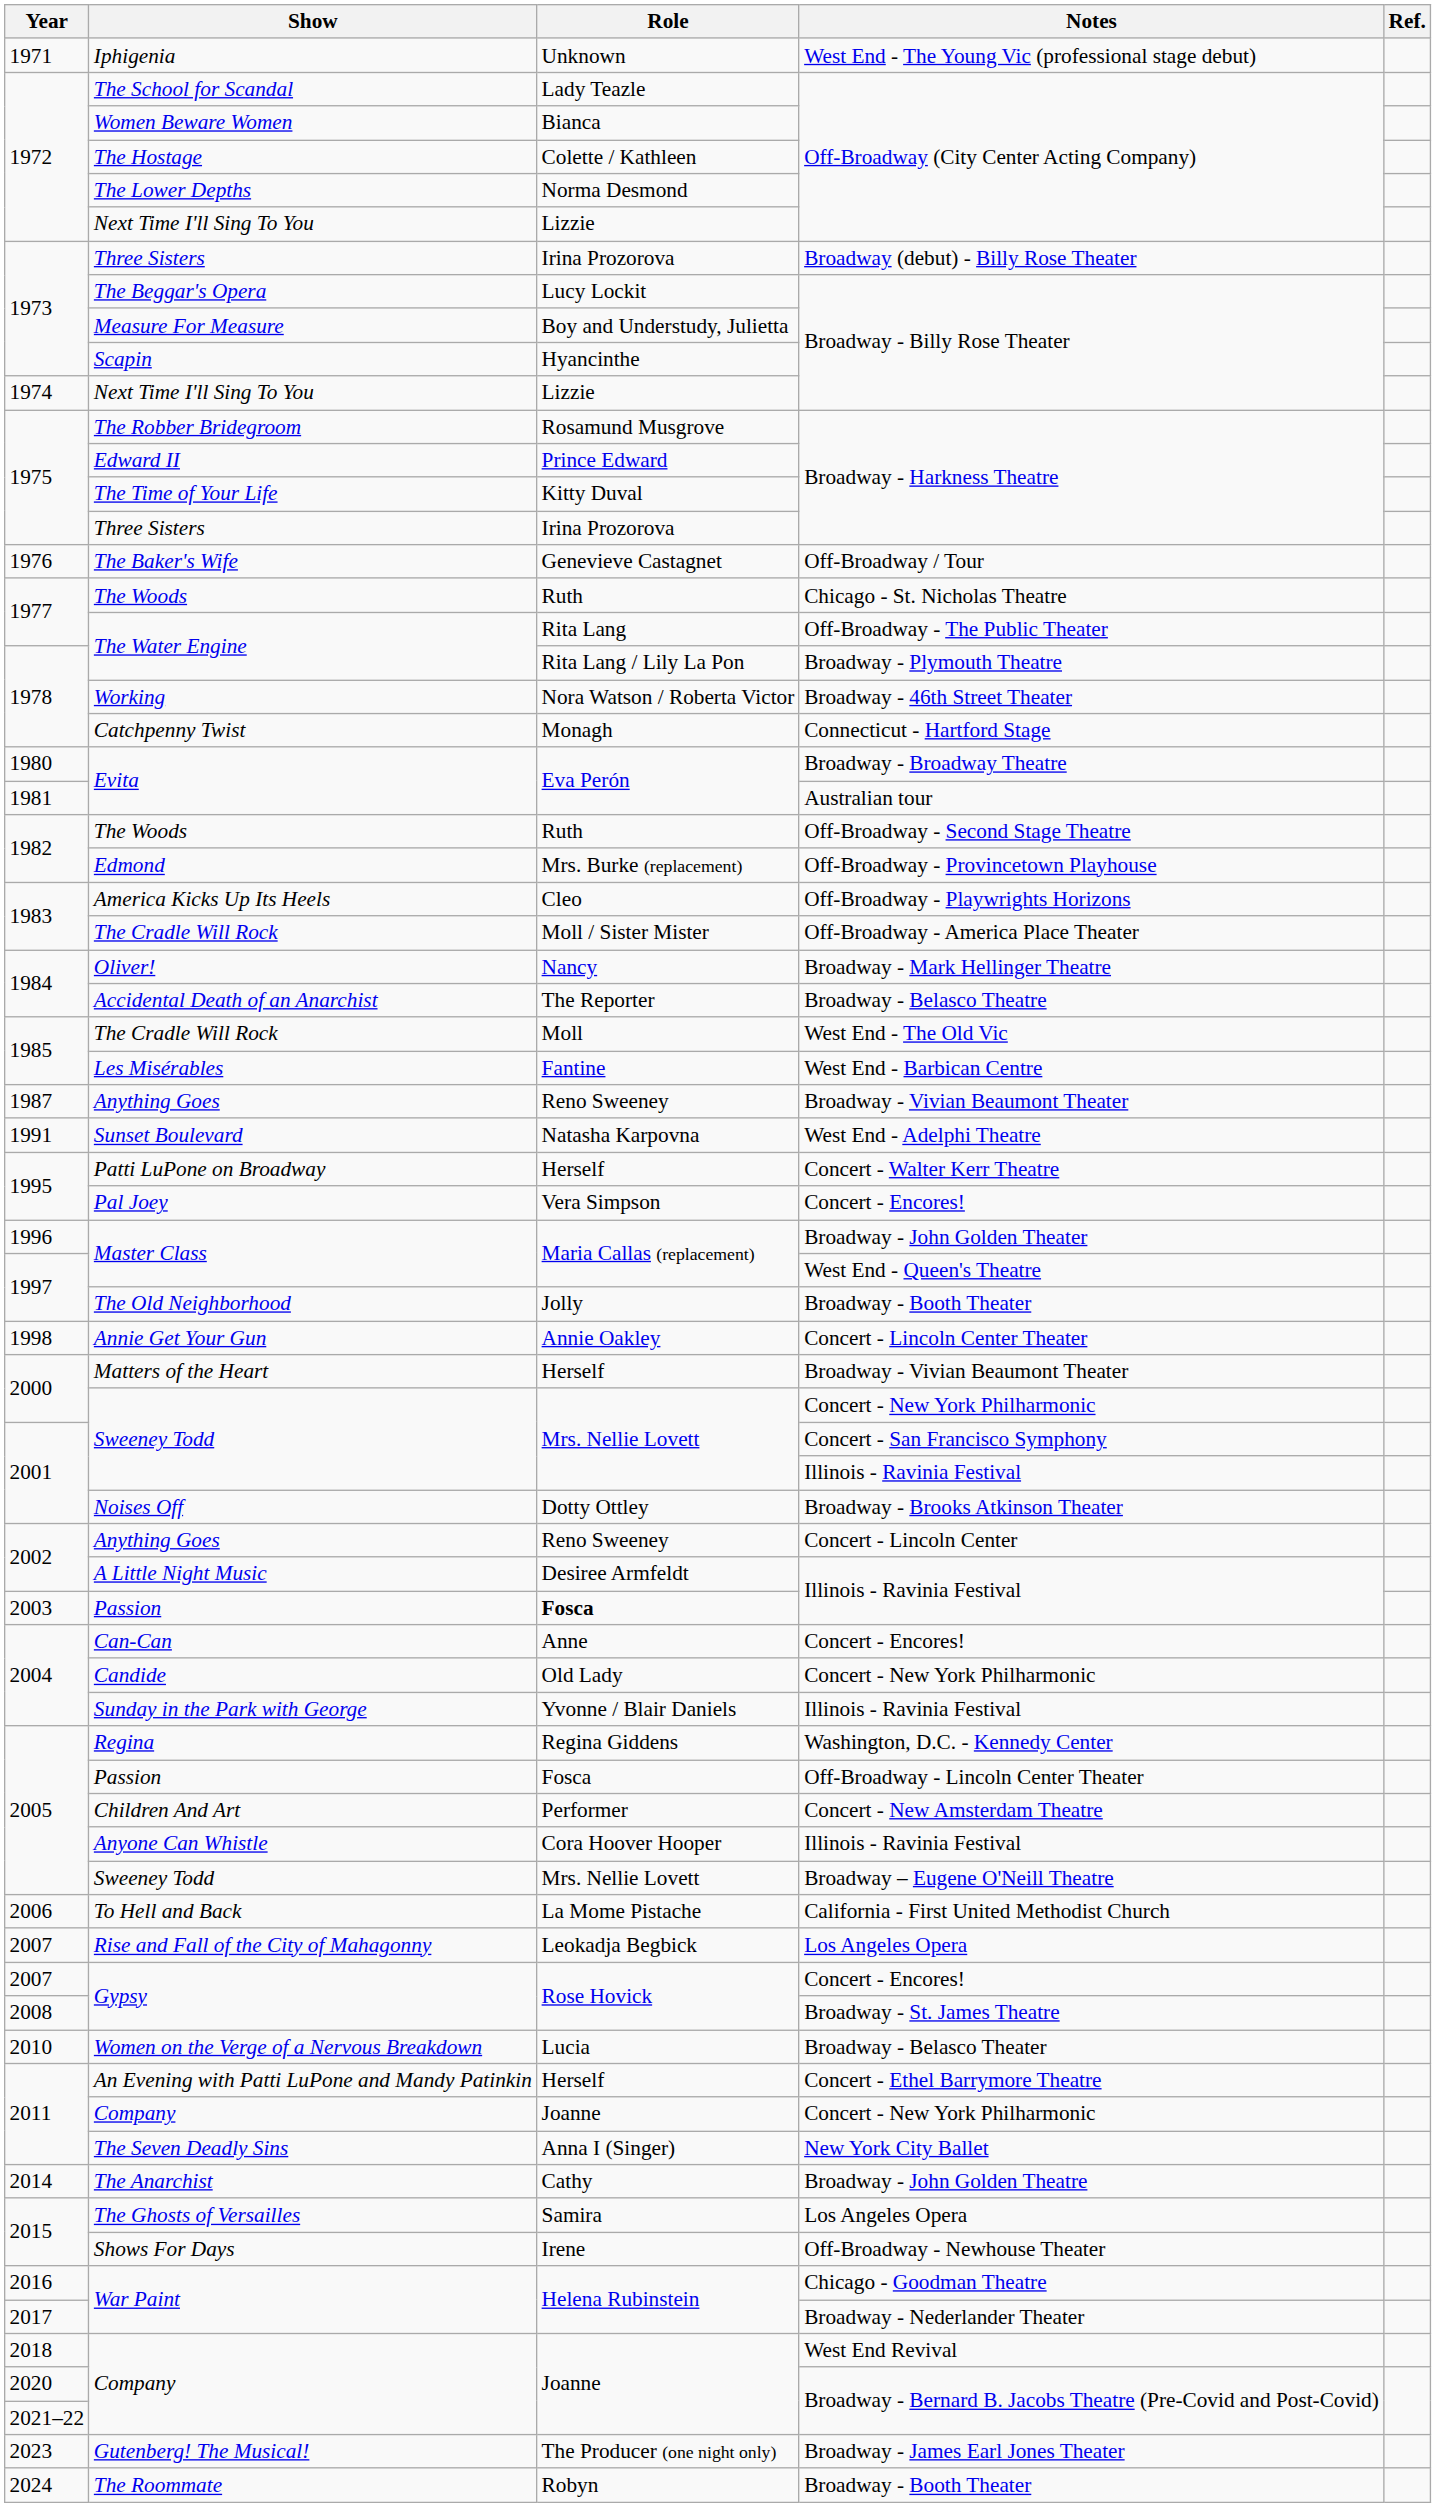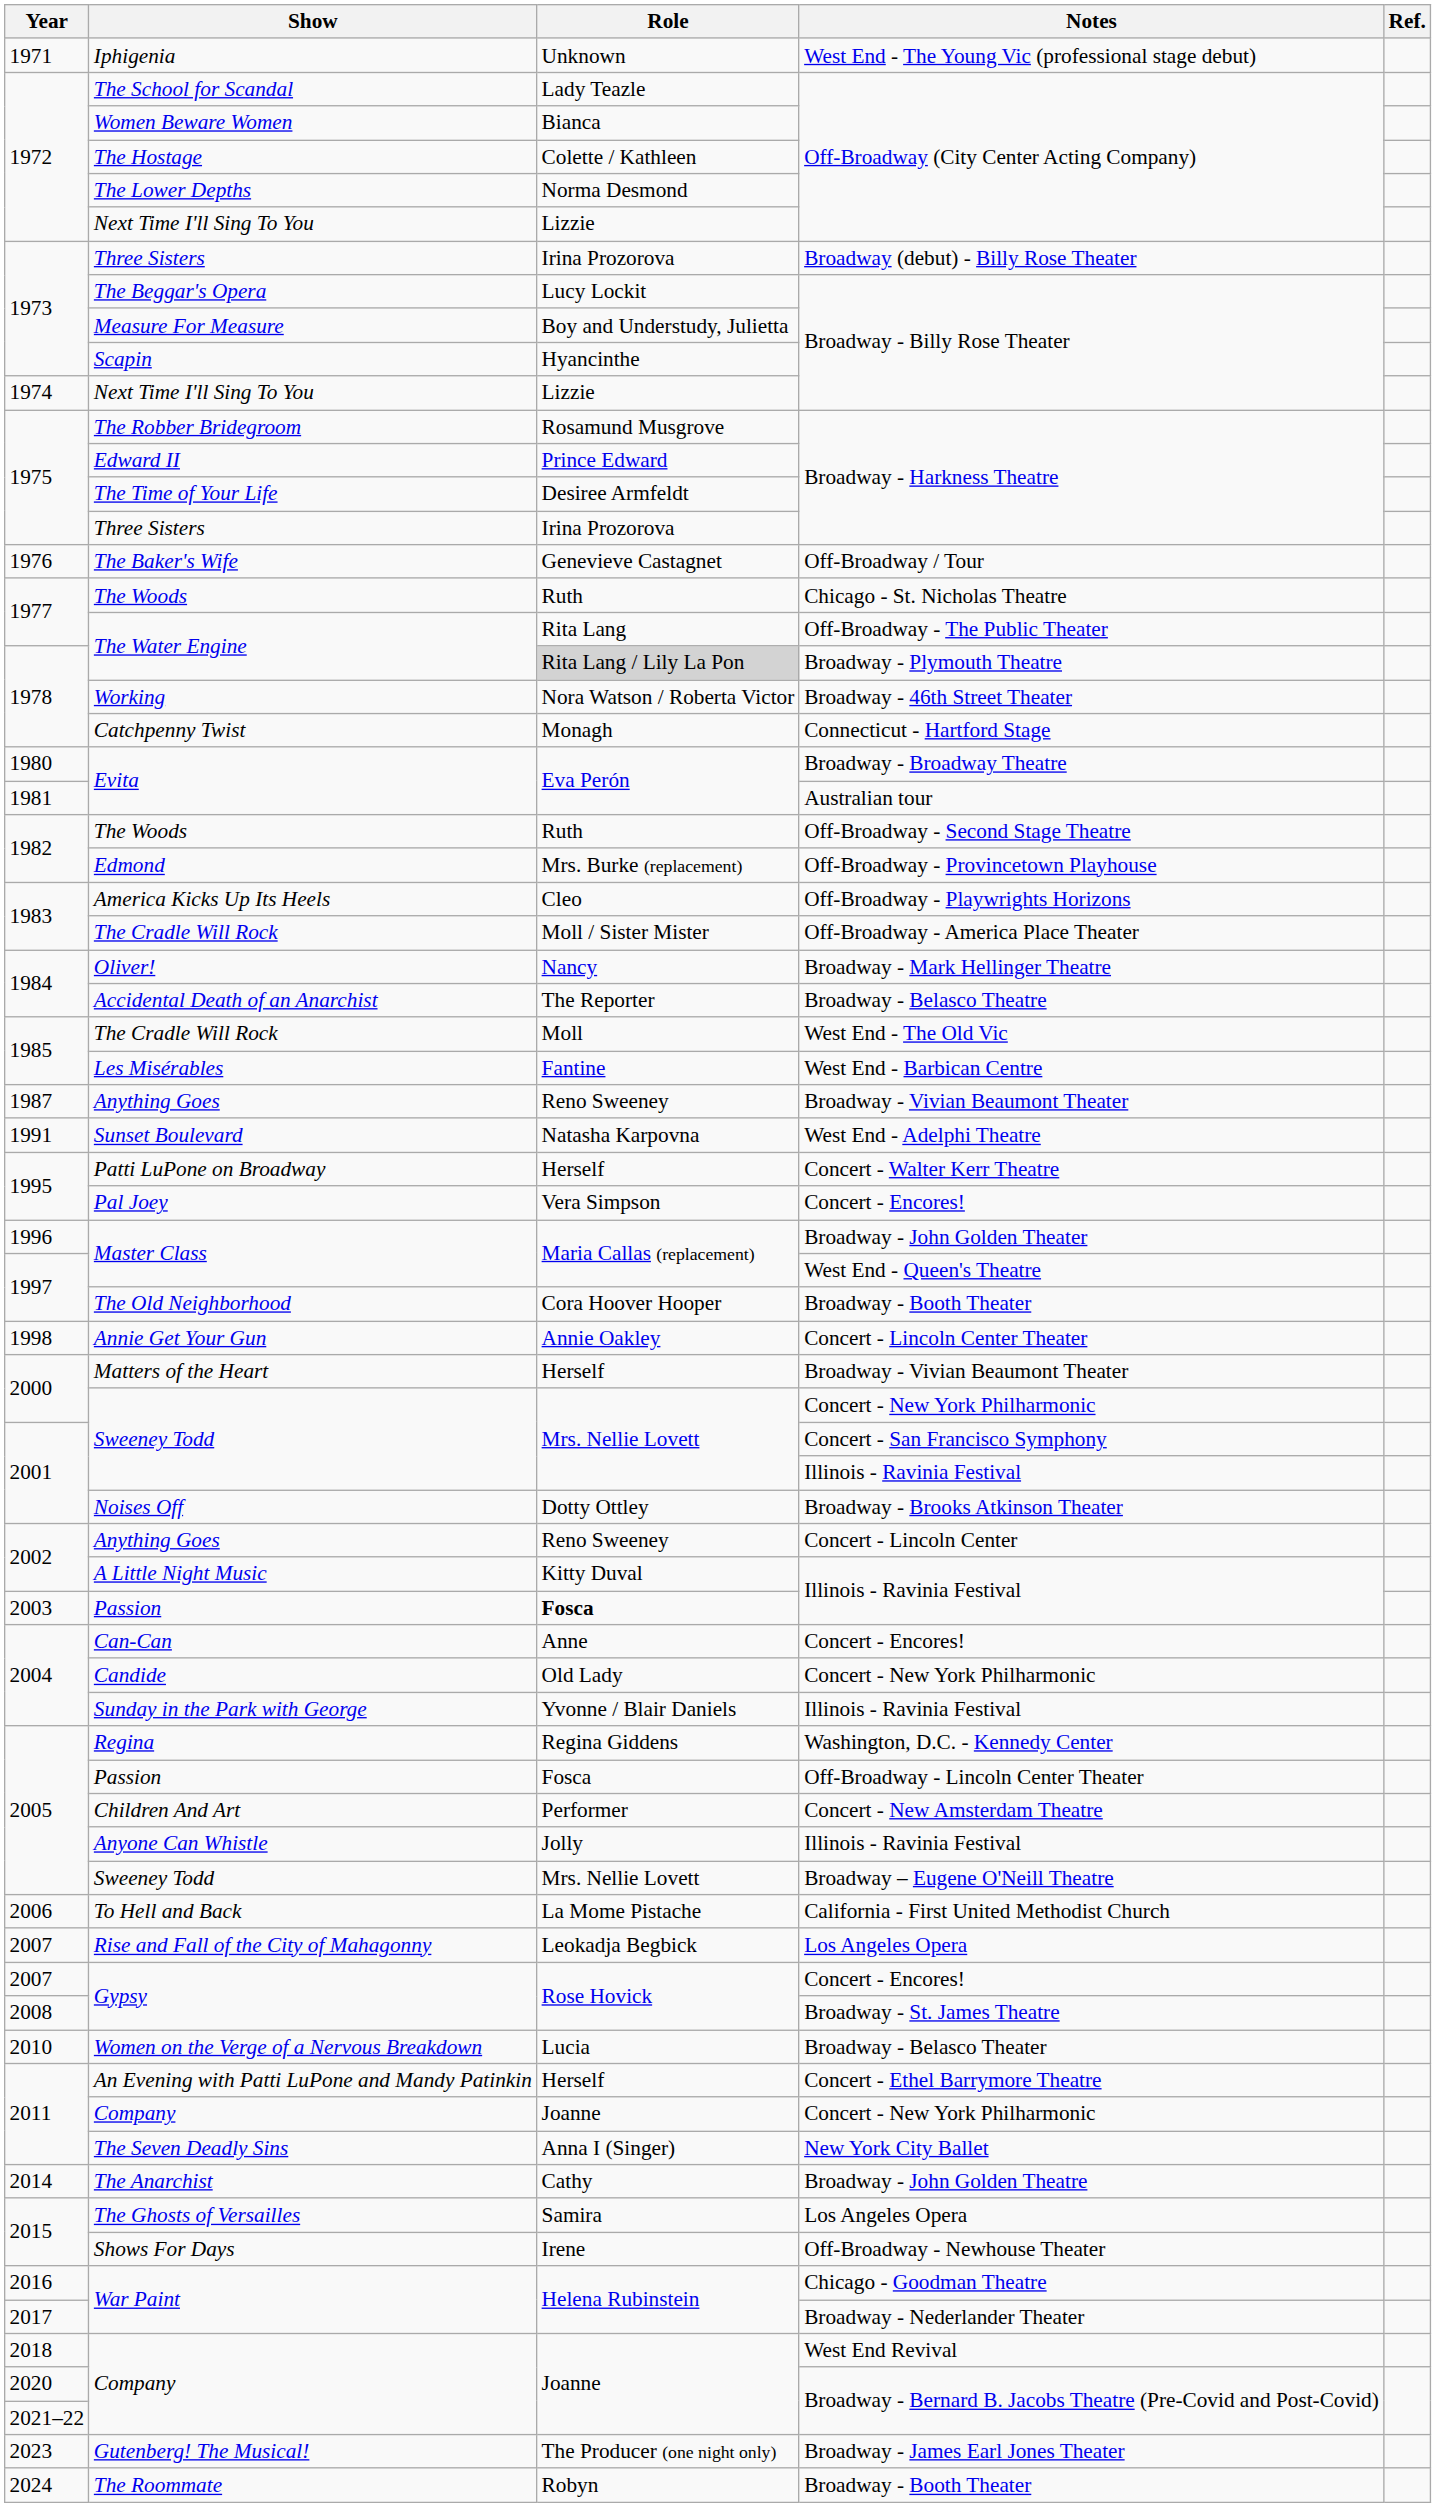(592, 493) Kitty Duval -> (615, 493) Desiree Armfeldt
(643, 662) no background -> (643, 662) lightgrey background
(562, 1303) Jolly -> (631, 1303) Cora Hoover Hooper
(615, 1573) Desiree Armfeldt -> (592, 1573) Kitty Duval
(631, 1843) Cora Hoover Hooper -> (562, 1843) Jolly
